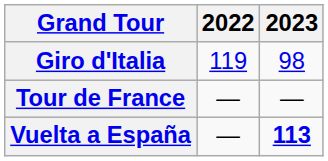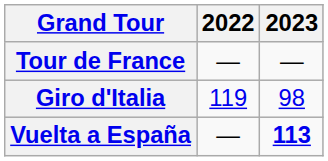rows swapped: (101, 60) <-> (101, 98)
